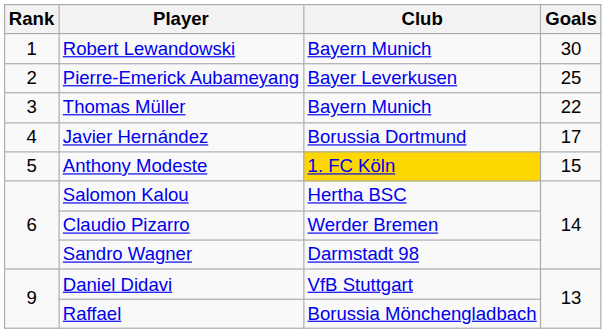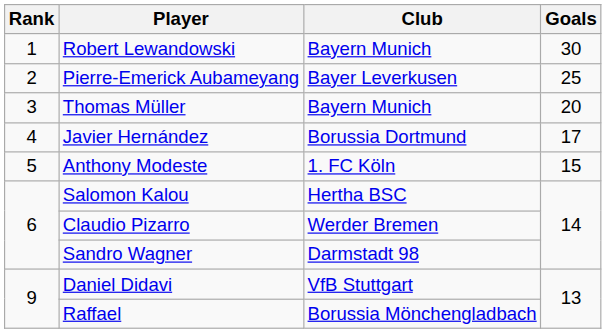(571, 107) 22 -> (571, 107) 20
(351, 166) gold background -> (351, 166) no background
